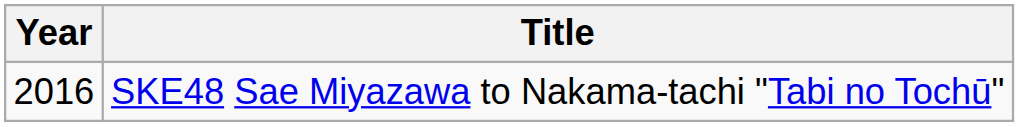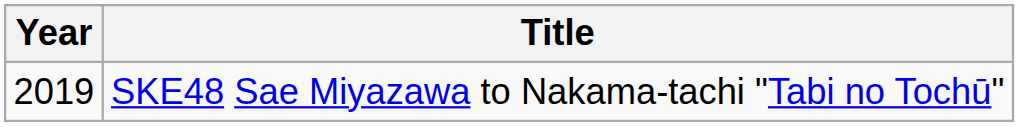(54, 90) 2016 -> (54, 90) 2019
